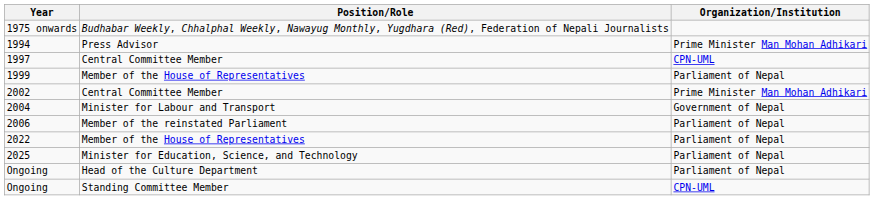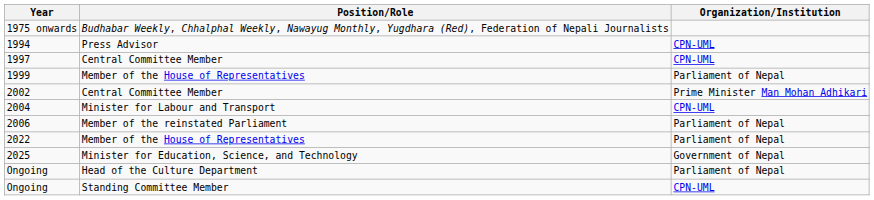(770, 44) Prime Minister Man Mohan Adhikari -> (694, 44) CPN-UML
(729, 108) Government of Nepal -> (694, 108) CPN-UML
(729, 155) Parliament of Nepal -> (729, 155) Government of Nepal
